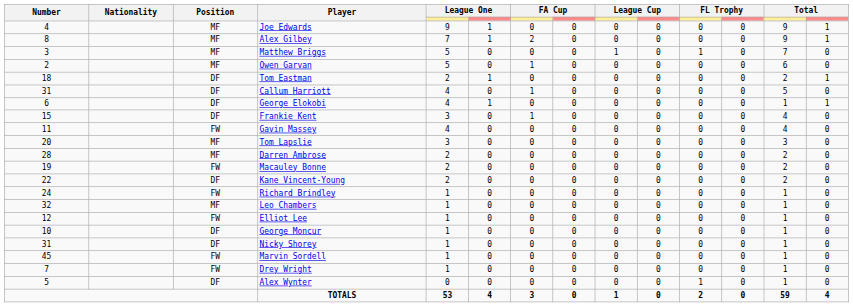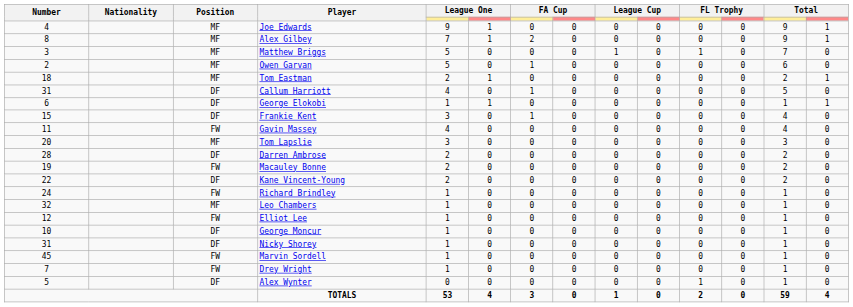(215, 79) DF -> (215, 79) MF
(447, 104) 4 -> (447, 104) 1
(215, 155) MF -> (215, 155) DF
